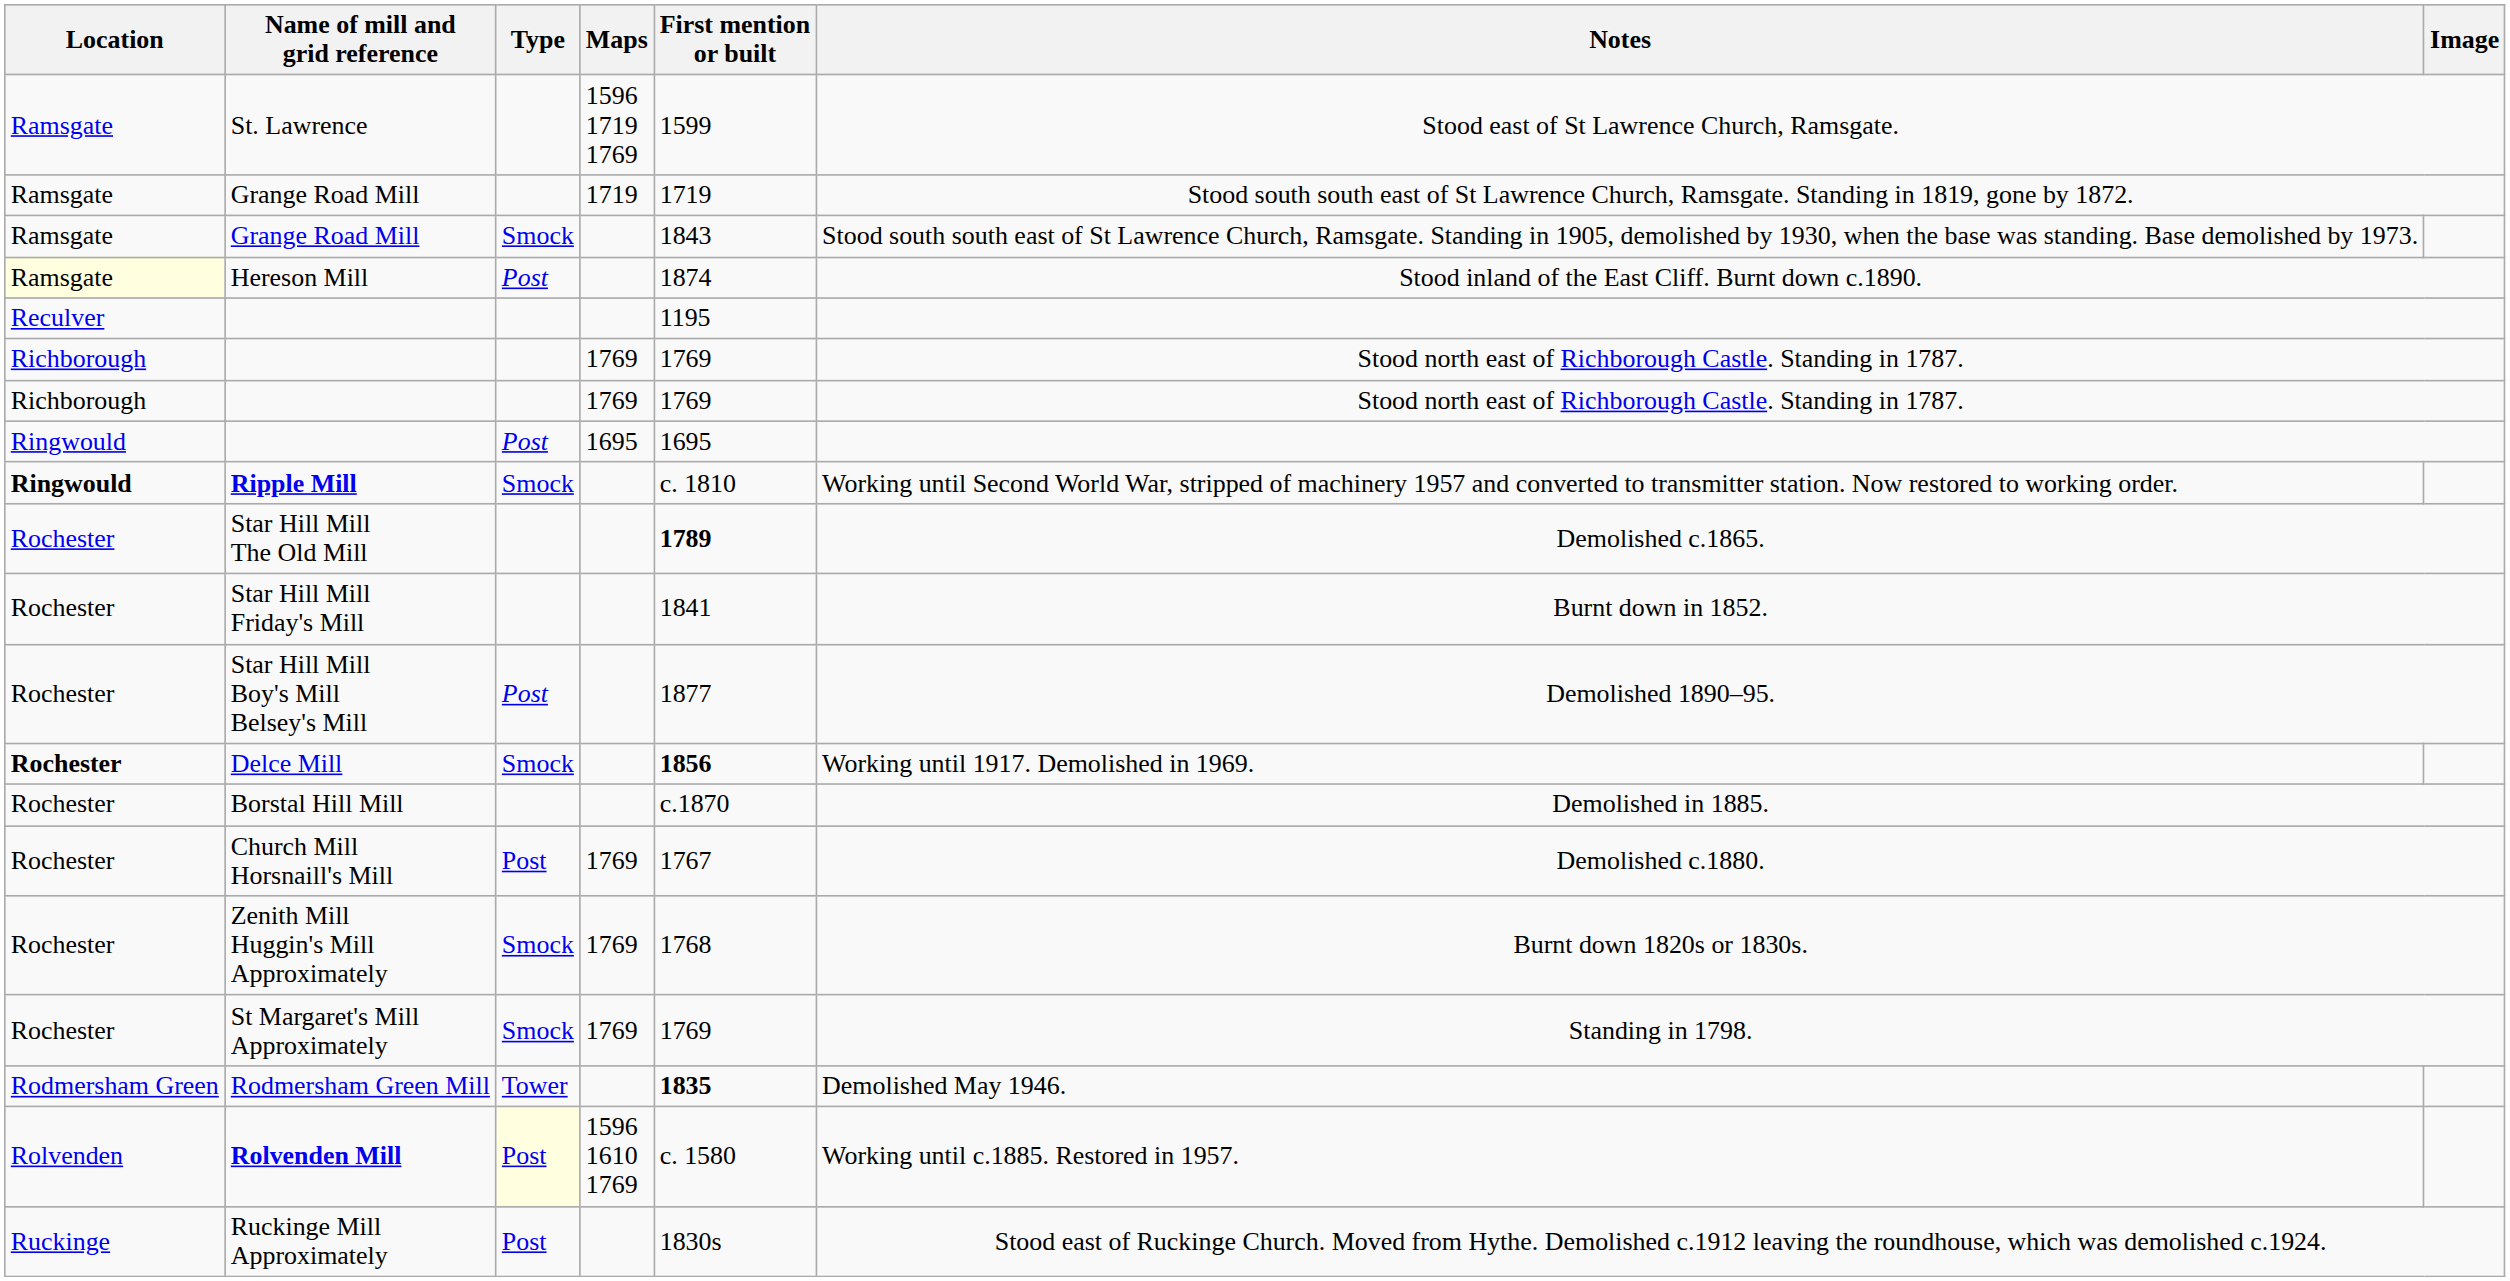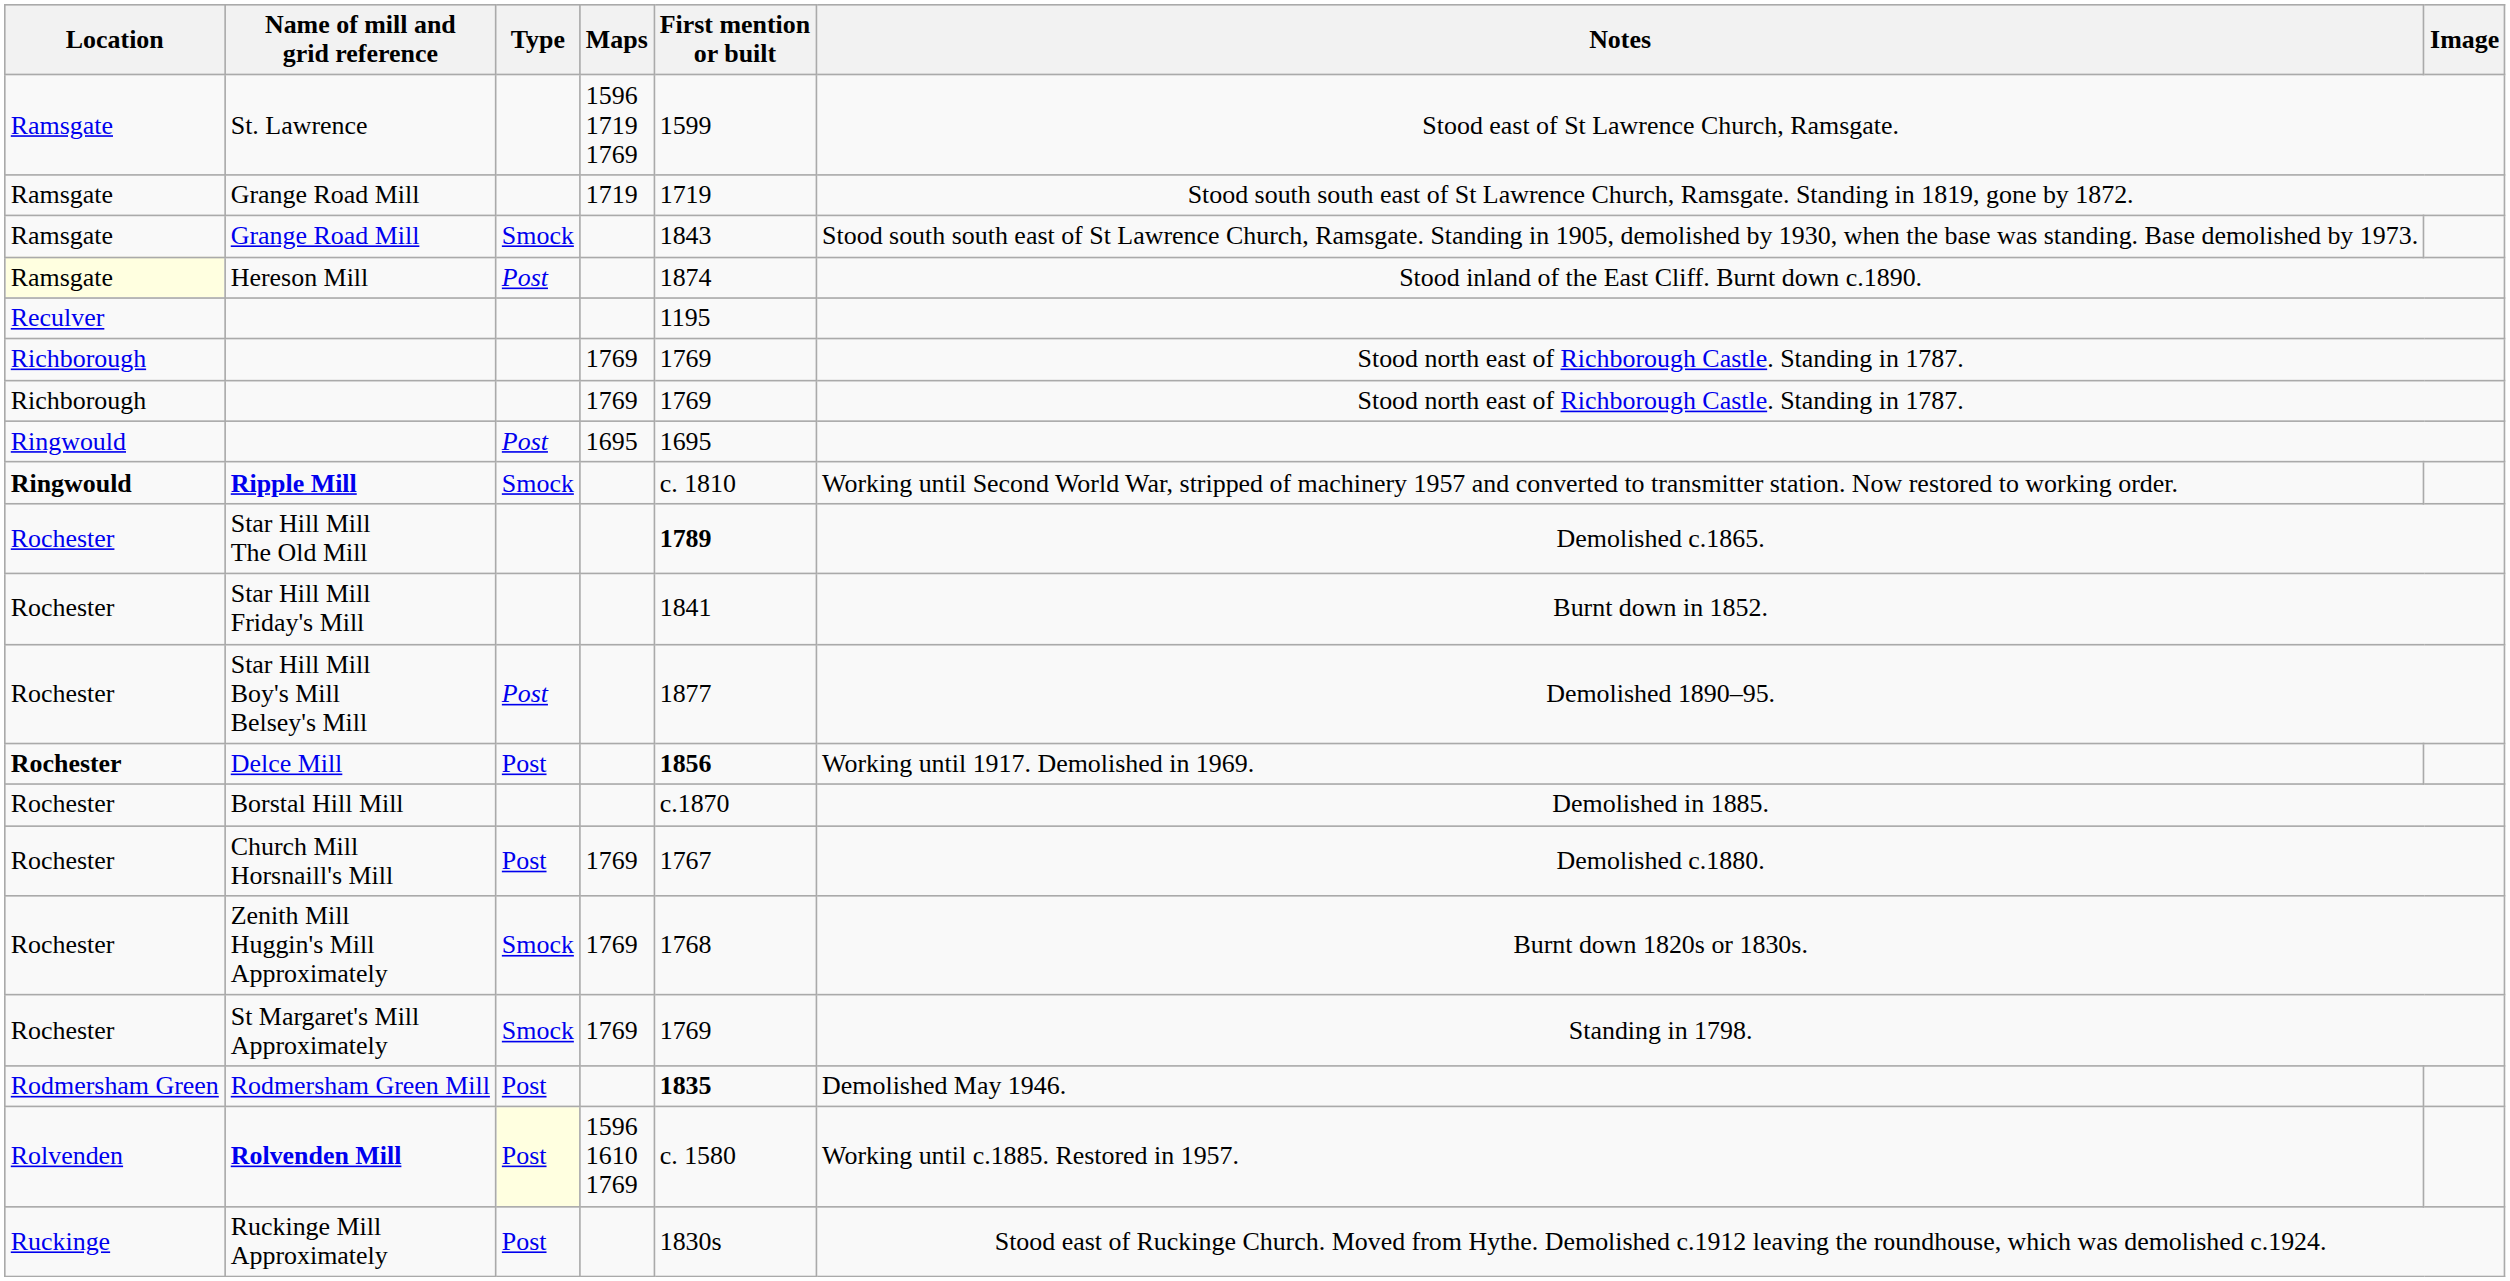(538, 763) Smock -> (524, 763) Post
(535, 1085) Tower -> (524, 1085) Post
